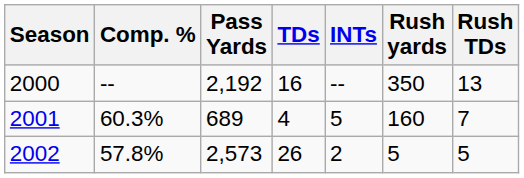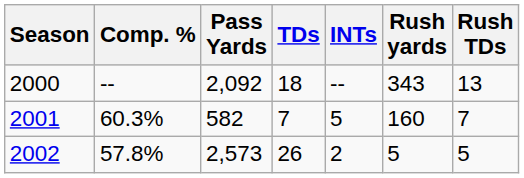(234, 82) 2,192 -> (234, 82) 2,092
(290, 82) 16 -> (290, 82) 18
(406, 82) 350 -> (406, 82) 343
(225, 118) 689 -> (225, 118) 582
(284, 118) 4 -> (284, 118) 7
